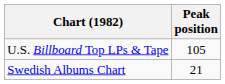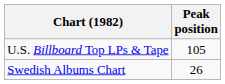(196, 69) 21 -> (196, 69) 26
